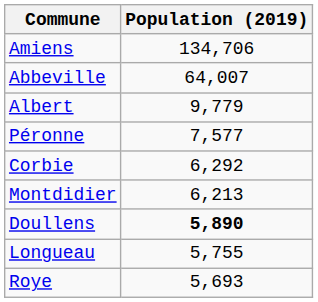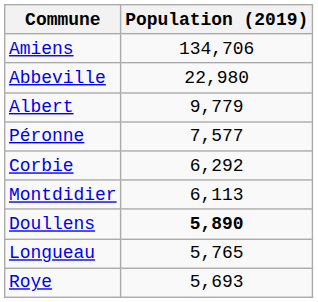(217, 78) 64,007 -> (217, 78) 22,980
(217, 195) 6,213 -> (217, 195) 6,113
(217, 253) 5,755 -> (217, 253) 5,765
